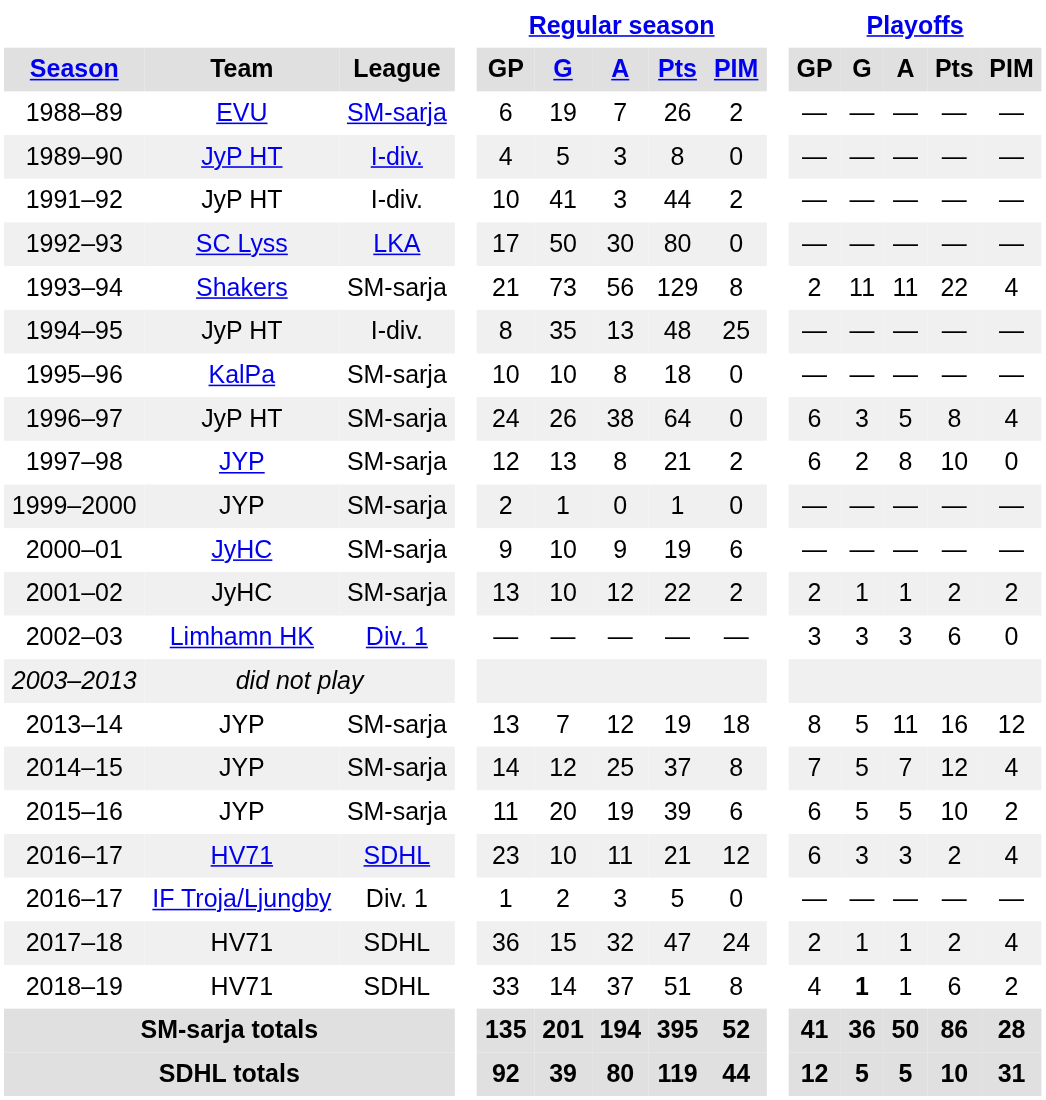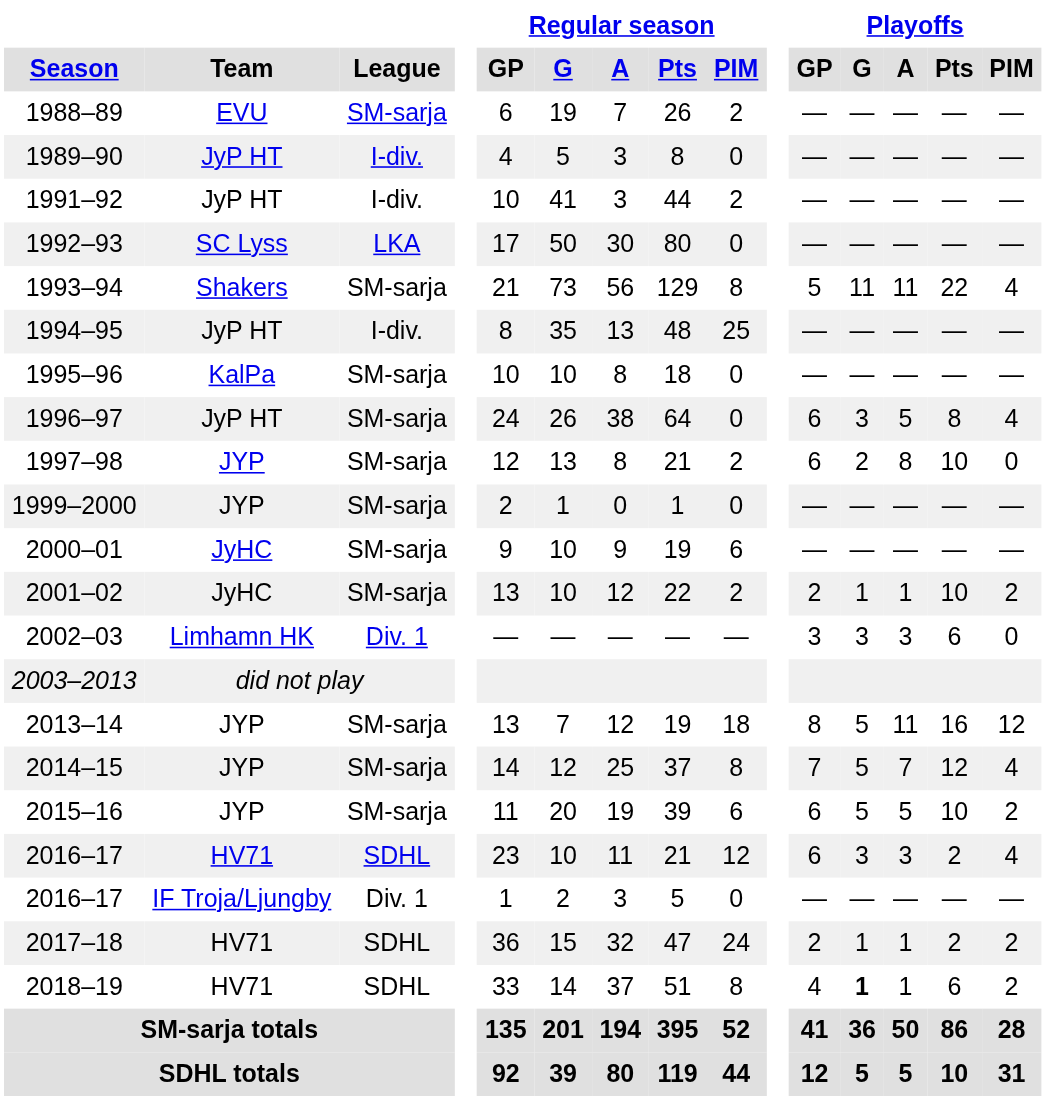(815, 287) 2 -> (815, 287) 5
(954, 593) 2 -> (954, 593) 10
(1012, 942) 4 -> (1012, 942) 2
